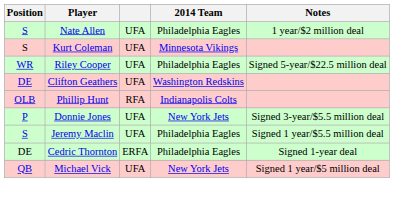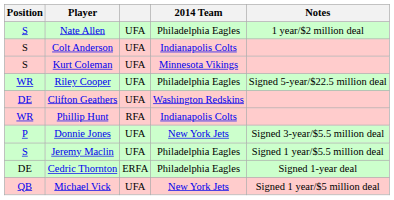+ row: (83, 47)
(25, 99) OLB -> (25, 117) WR
